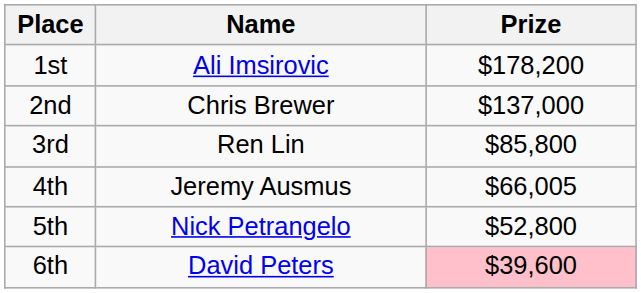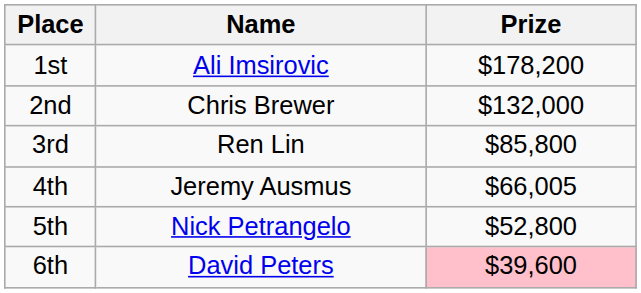(531, 105) $137,000 -> (531, 105) $132,000
